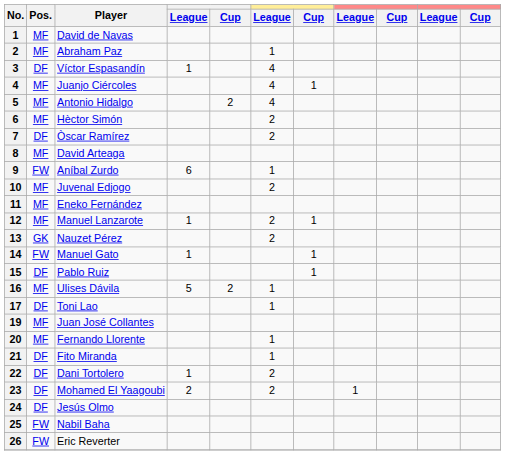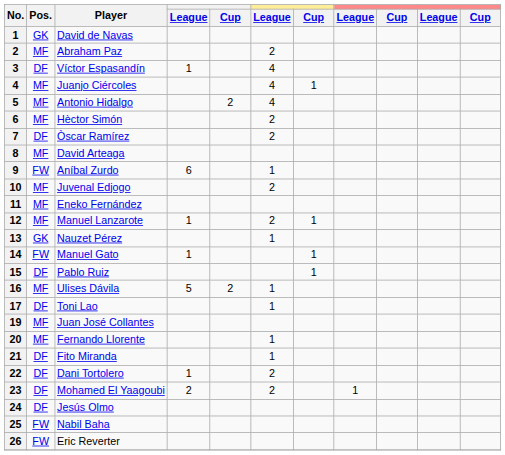(41, 34) MF -> (41, 34) GK
(272, 51) 1 -> (272, 51) 2
(272, 238) 2 -> (272, 238) 1
